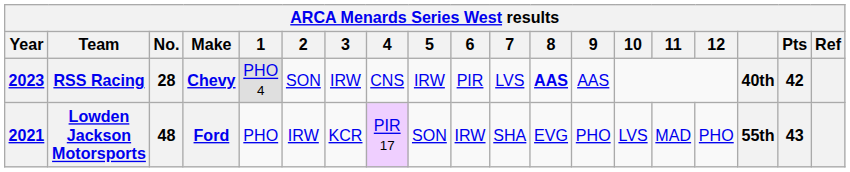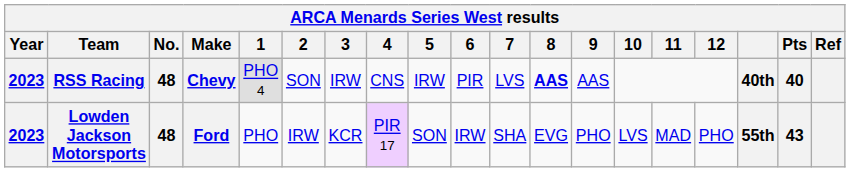(167, 80) 28 -> (167, 80) 48
(795, 80) 42 -> (795, 80) 40
(26, 135) 2021 -> (26, 135) 2023
